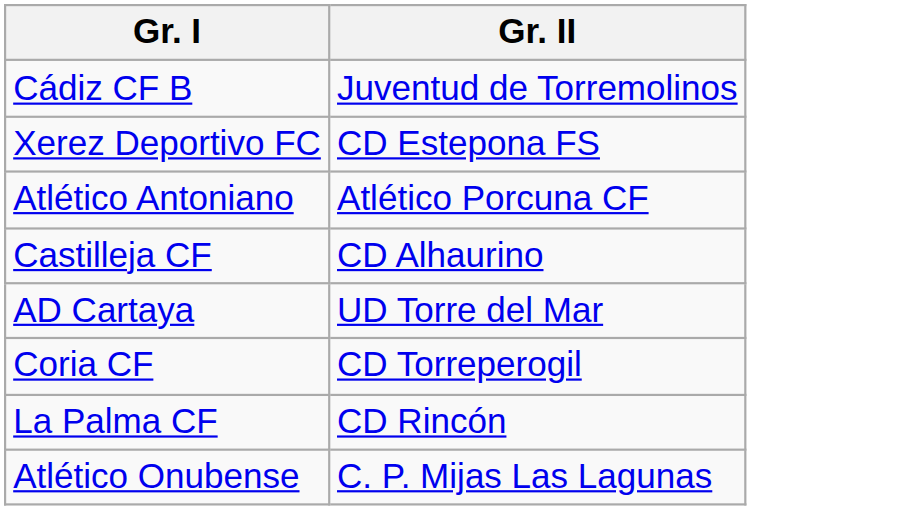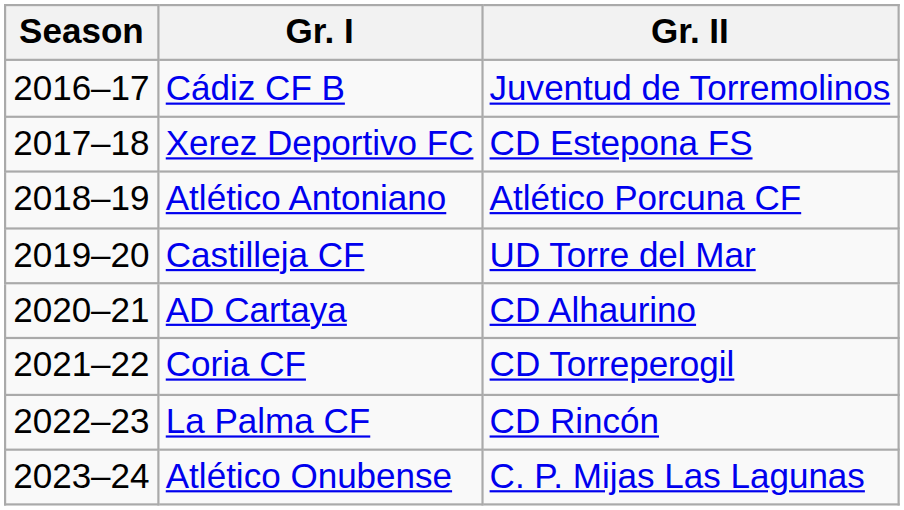+ column: (81, 32)
(440, 254) CD Alhaurino -> (623, 254) UD Torre del Mar
(470, 310) UD Torre del Mar -> (593, 310) CD Alhaurino
